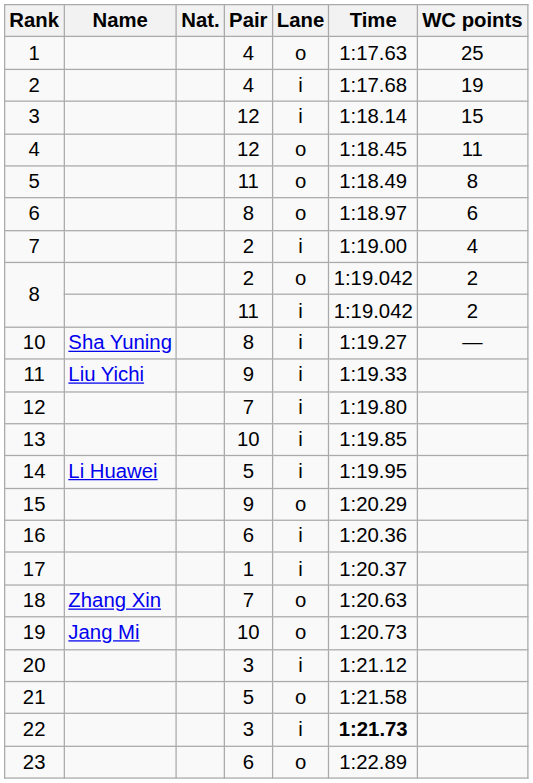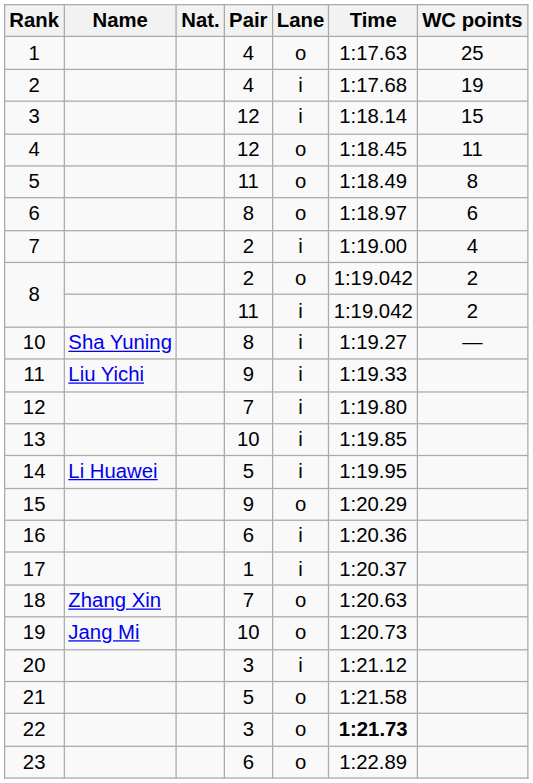(301, 729) i -> (301, 729) o
